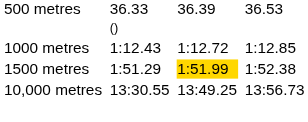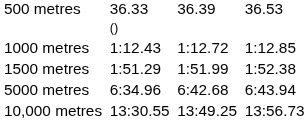(203, 69) gold background -> (203, 69) no background
+ row: (47, 90)
